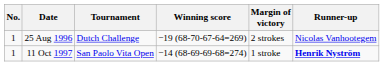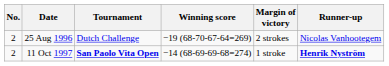(13, 38) 1 -> (13, 38) 2
(13, 53) 1 -> (13, 53) 2
(115, 53) normal -> (118, 53) bold
